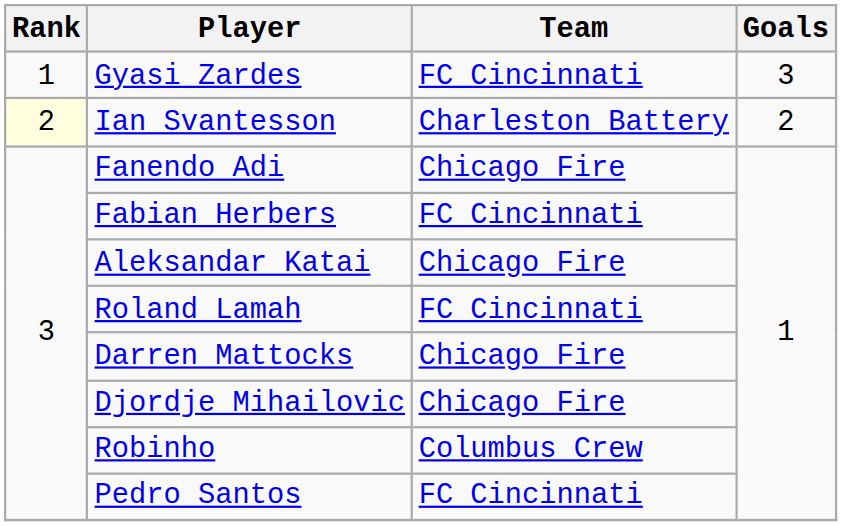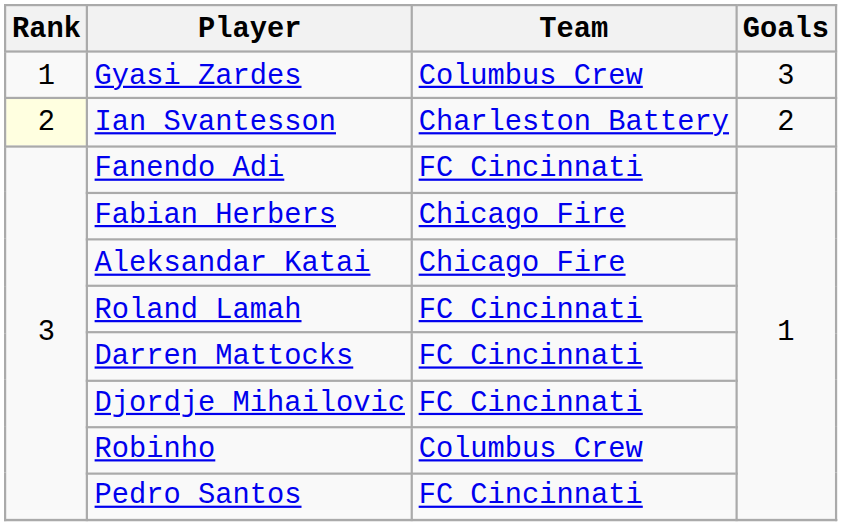(531, 75) FC Cincinnati -> (531, 75) Columbus Crew
(522, 169) Chicago Fire -> (531, 169) FC Cincinnati
(531, 216) FC Cincinnati -> (522, 216) Chicago Fire
(522, 356) Chicago Fire -> (531, 356) FC Cincinnati
(522, 403) Chicago Fire -> (531, 403) FC Cincinnati
